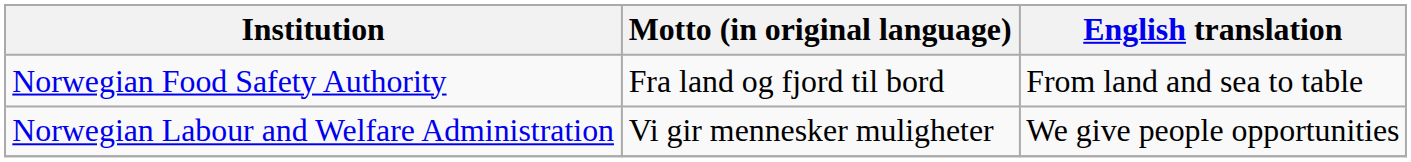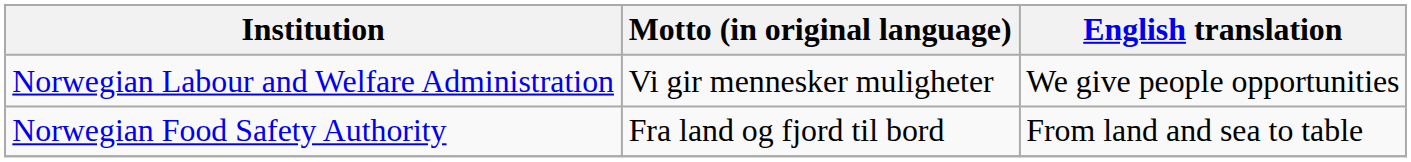rows swapped: (229, 80) <-> (313, 130)
